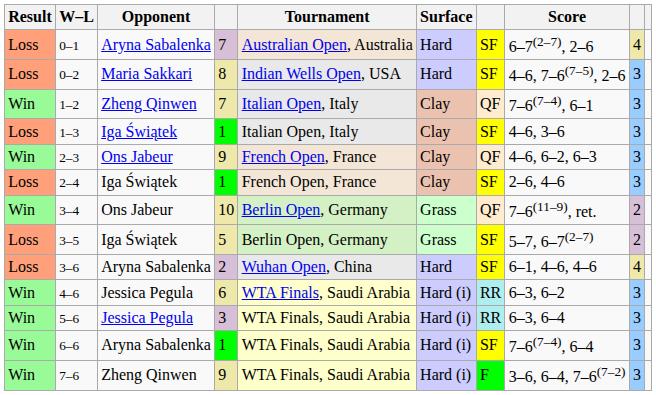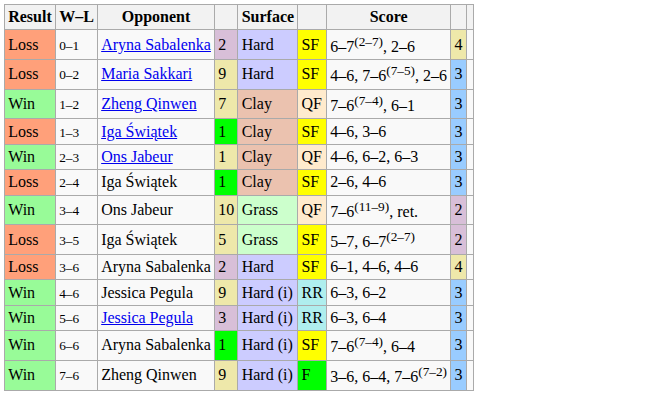- column: (327, 17)
(222, 44) 7 -> (222, 44) 2
(222, 74) 8 -> (222, 74) 9
(222, 157) 9 -> (222, 157) 1
(222, 292) 6 -> (222, 292) 9
